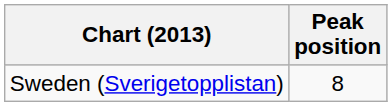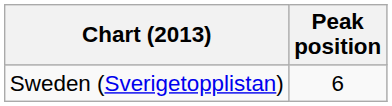(338, 82) 8 -> (338, 82) 6
